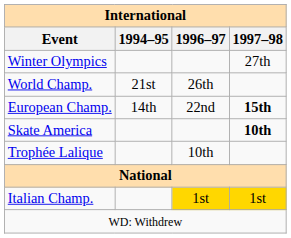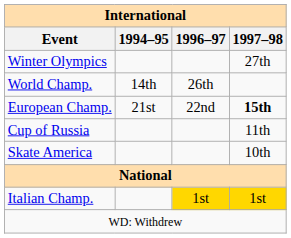(144, 84) 21st -> (144, 84) 14th
(144, 107) 14th -> (144, 107) 21st
+ row: (49, 130)
(258, 130) bold -> (258, 152) normal
- row: (55, 152)
